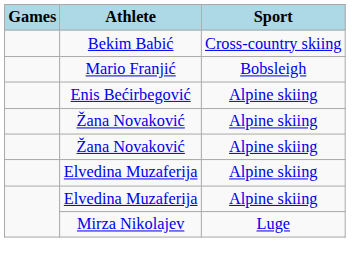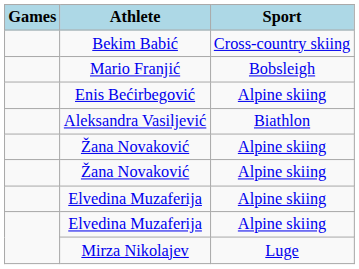+ row: (135, 120)
